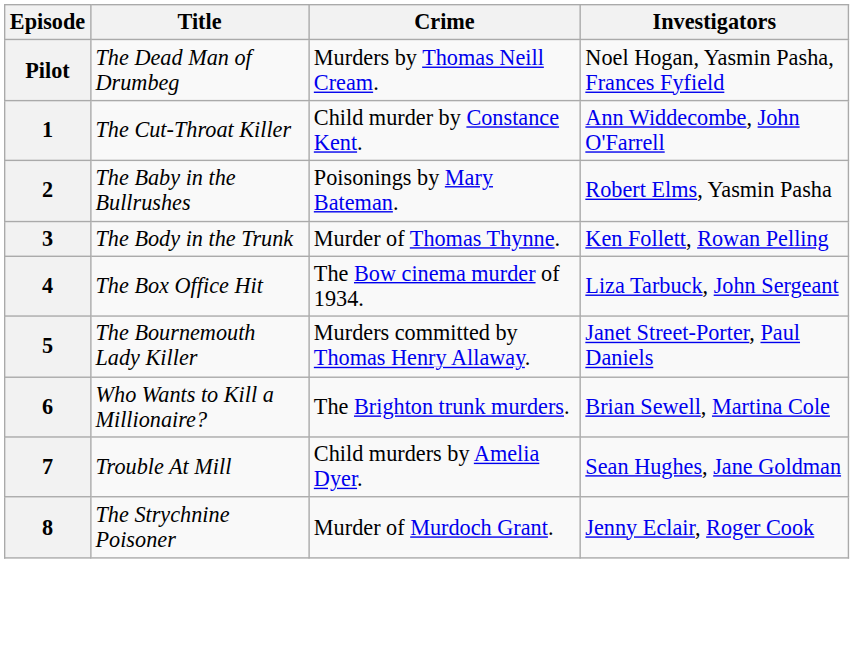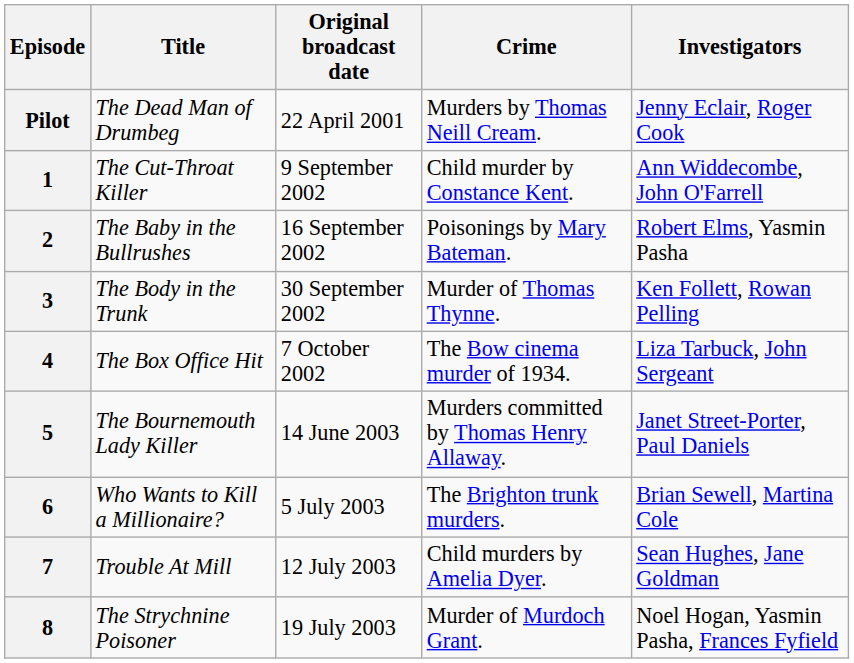+ column: (349, 47)
(710, 69) Noel Hogan, Yasmin Pasha, Frances Fyfield -> (724, 119) Jenny Eclair, Roger Cook
(700, 527) Jenny Eclair, Roger Cook -> (737, 627) Noel Hogan, Yasmin Pasha, Frances Fyfield
